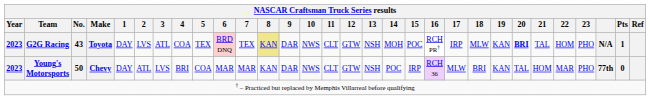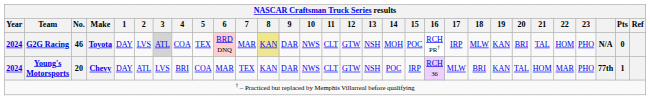(14, 44) 2023 -> (14, 44) 2024
(79, 44) 43 -> (79, 44) 46
(162, 44) no background -> (162, 44) lightgrey background
(247, 44) TEX -> (247, 44) MAR
(521, 44) bold -> (521, 44) normal
(622, 44) 1 -> (622, 44) 0
(14, 68) 2023 -> (14, 68) 2024
(79, 68) 50 -> (79, 68) 20
(247, 68) MAR -> (247, 68) TEX
(622, 68) 0 -> (622, 68) 1
